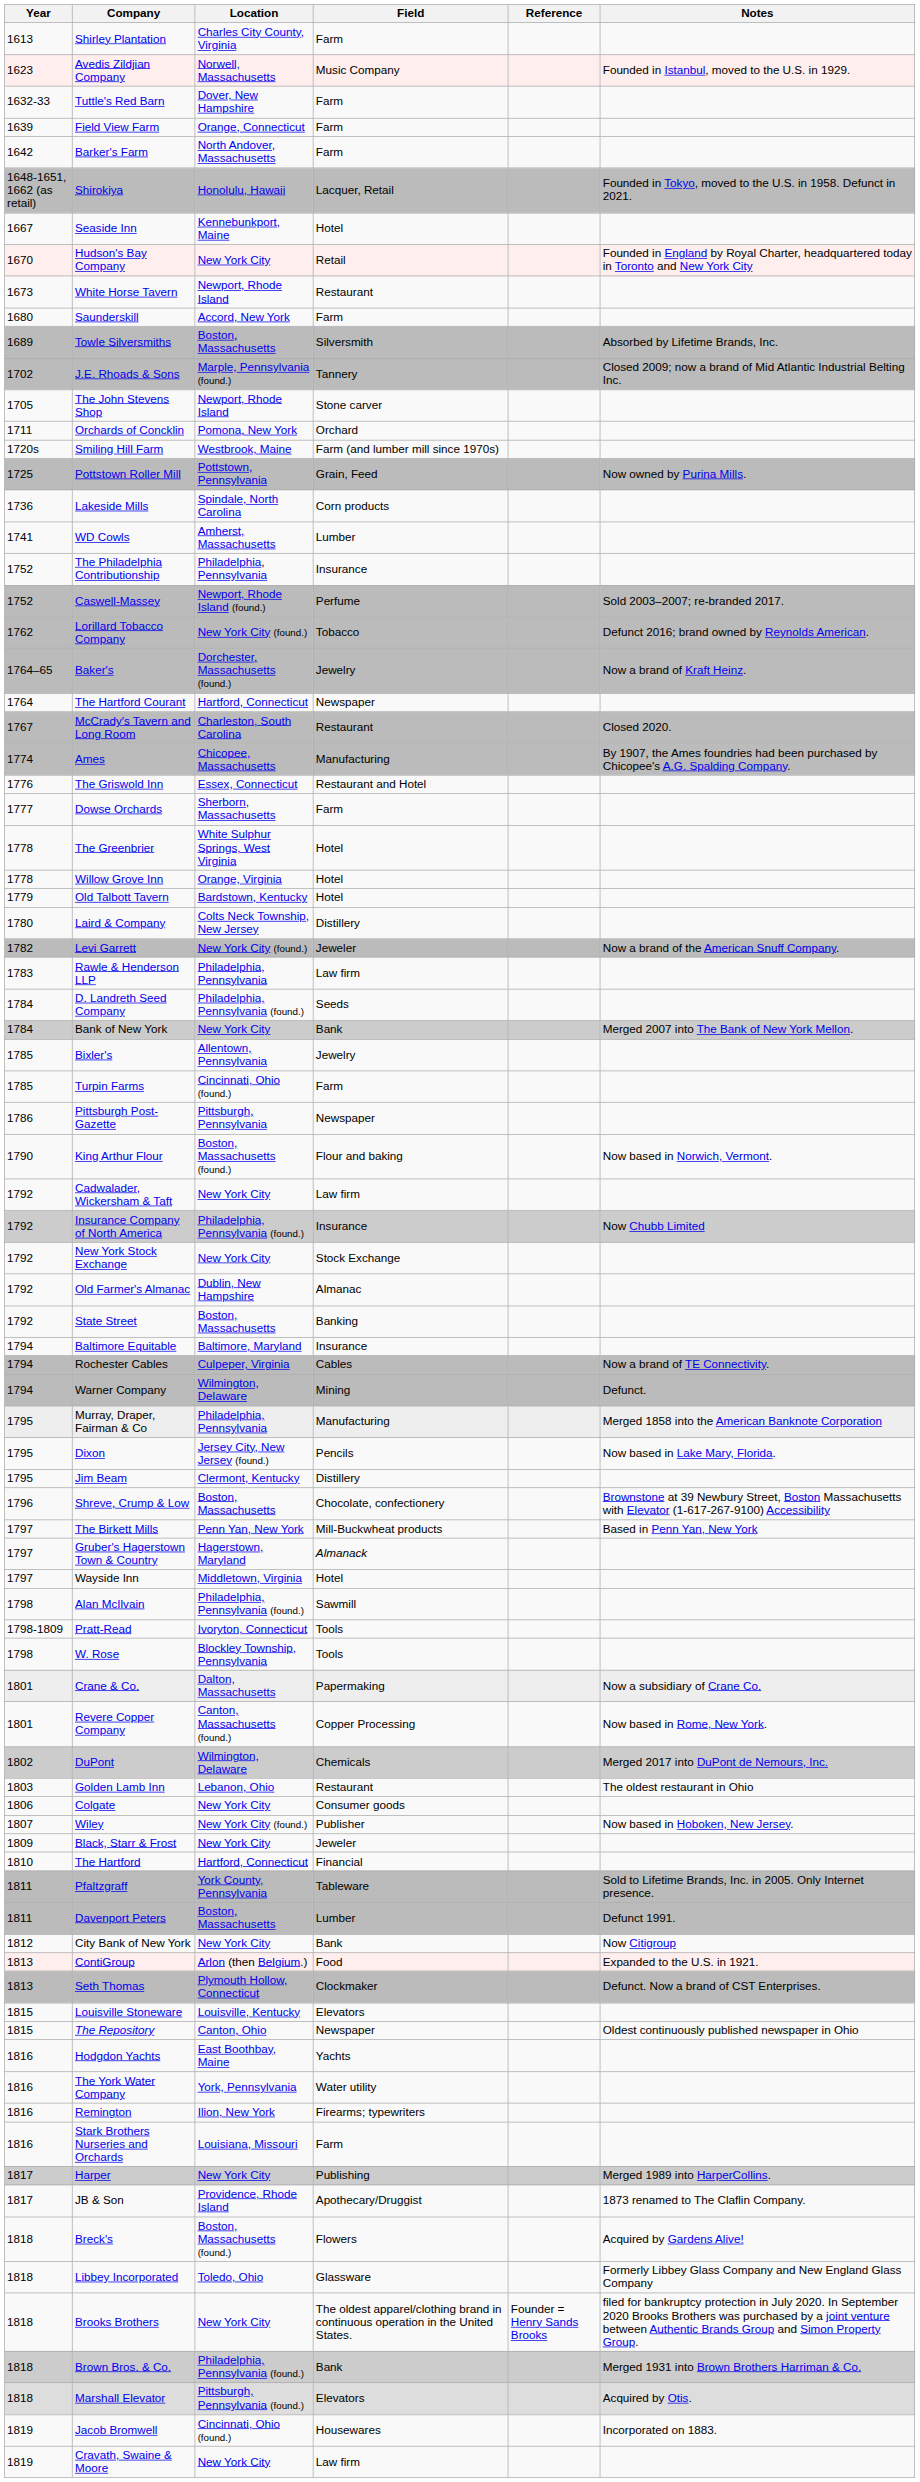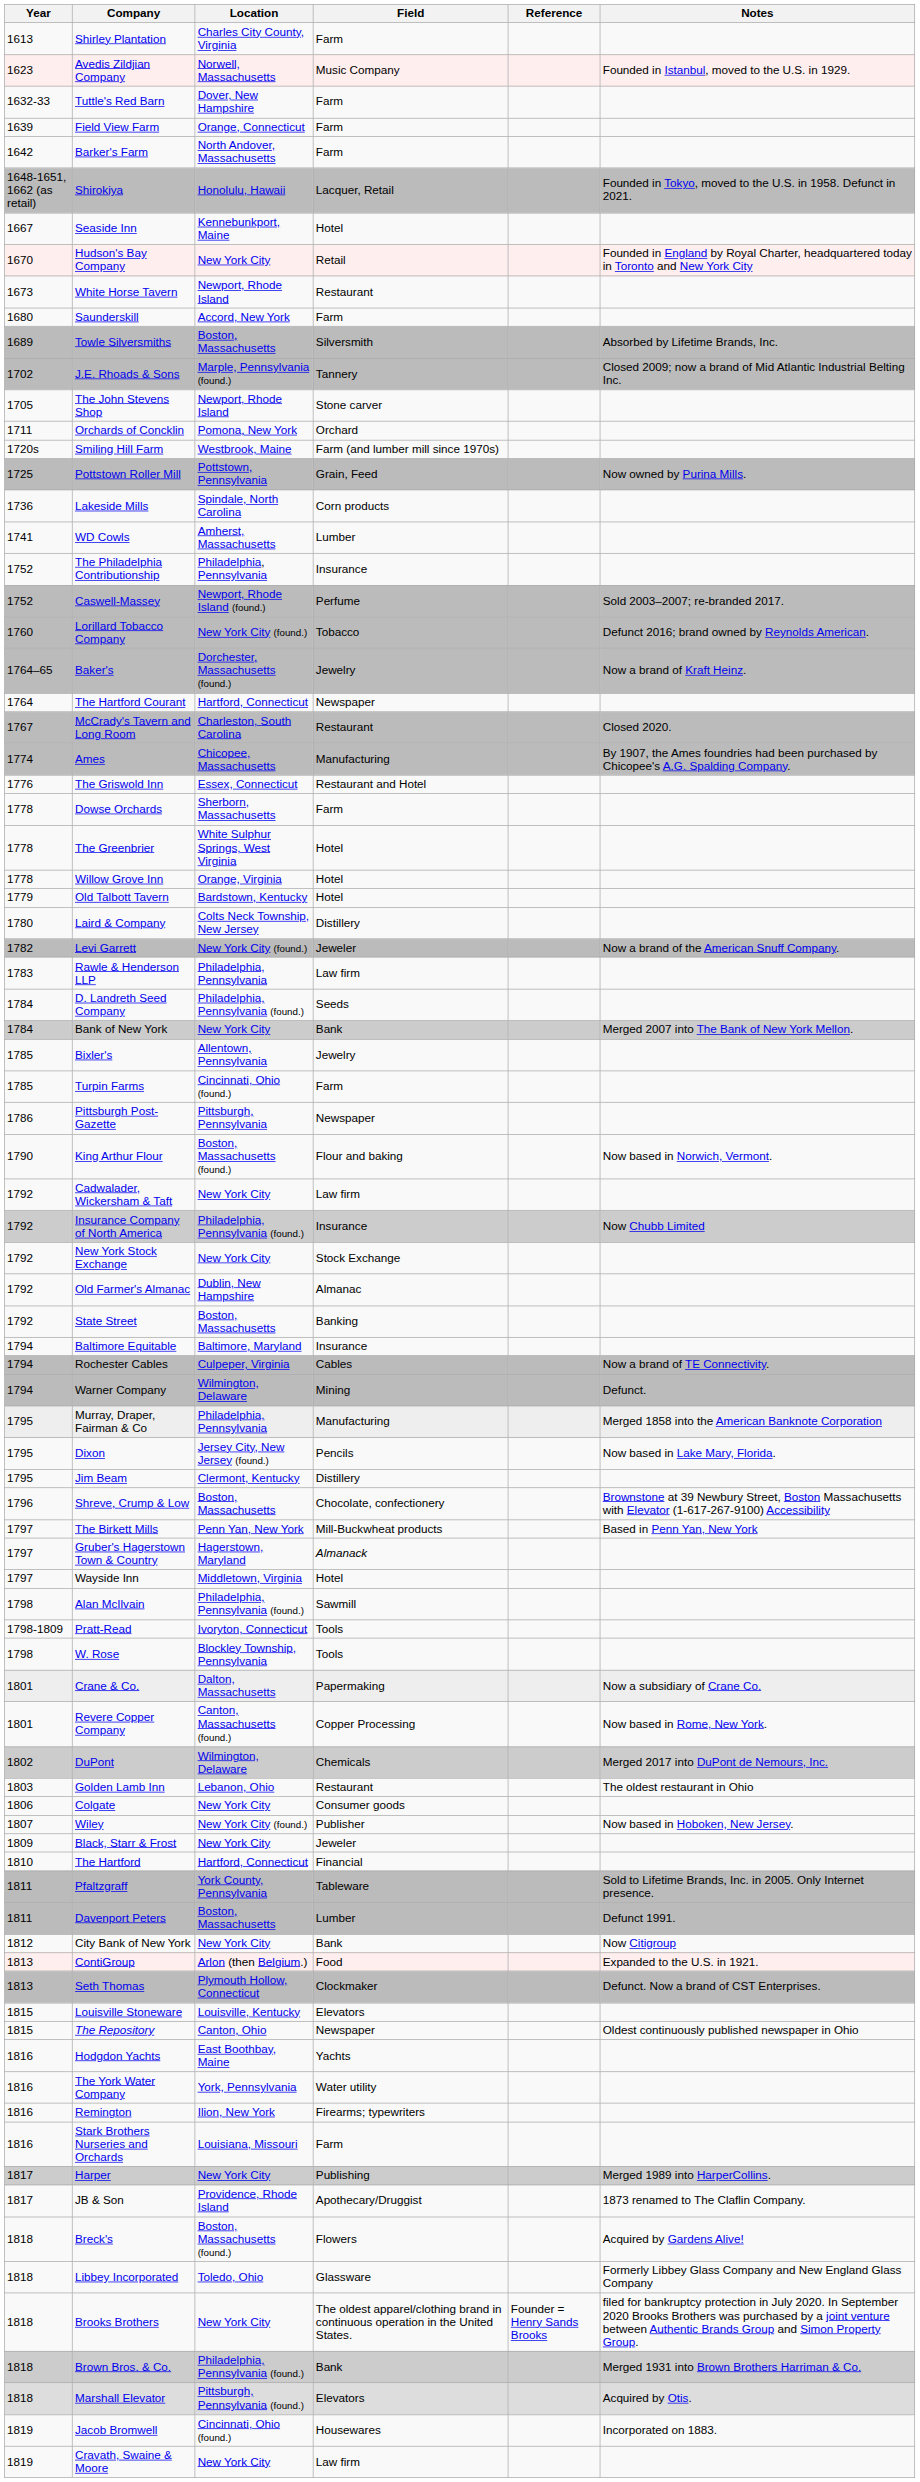(20, 632) 1762 -> (20, 632) 1760
(20, 809) 1777 -> (20, 809) 1778
